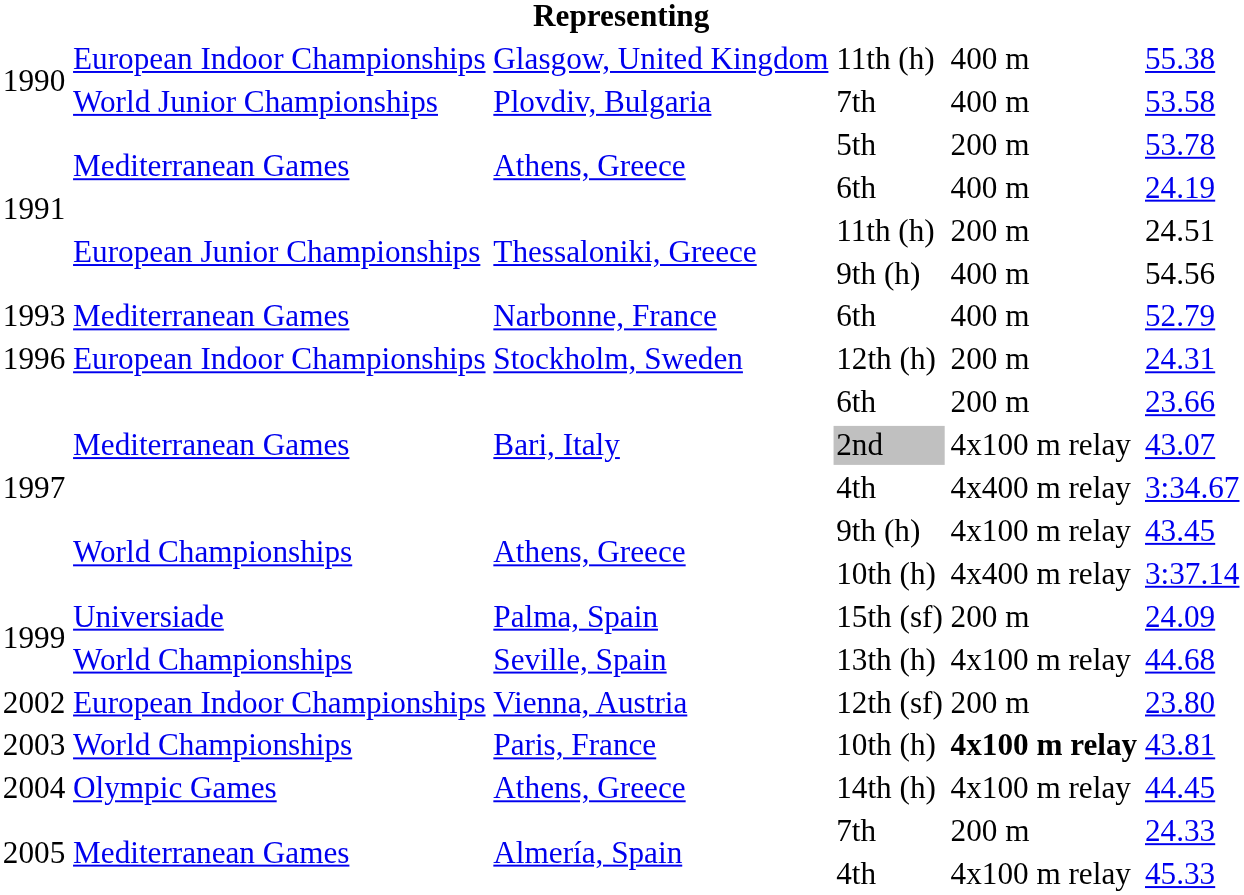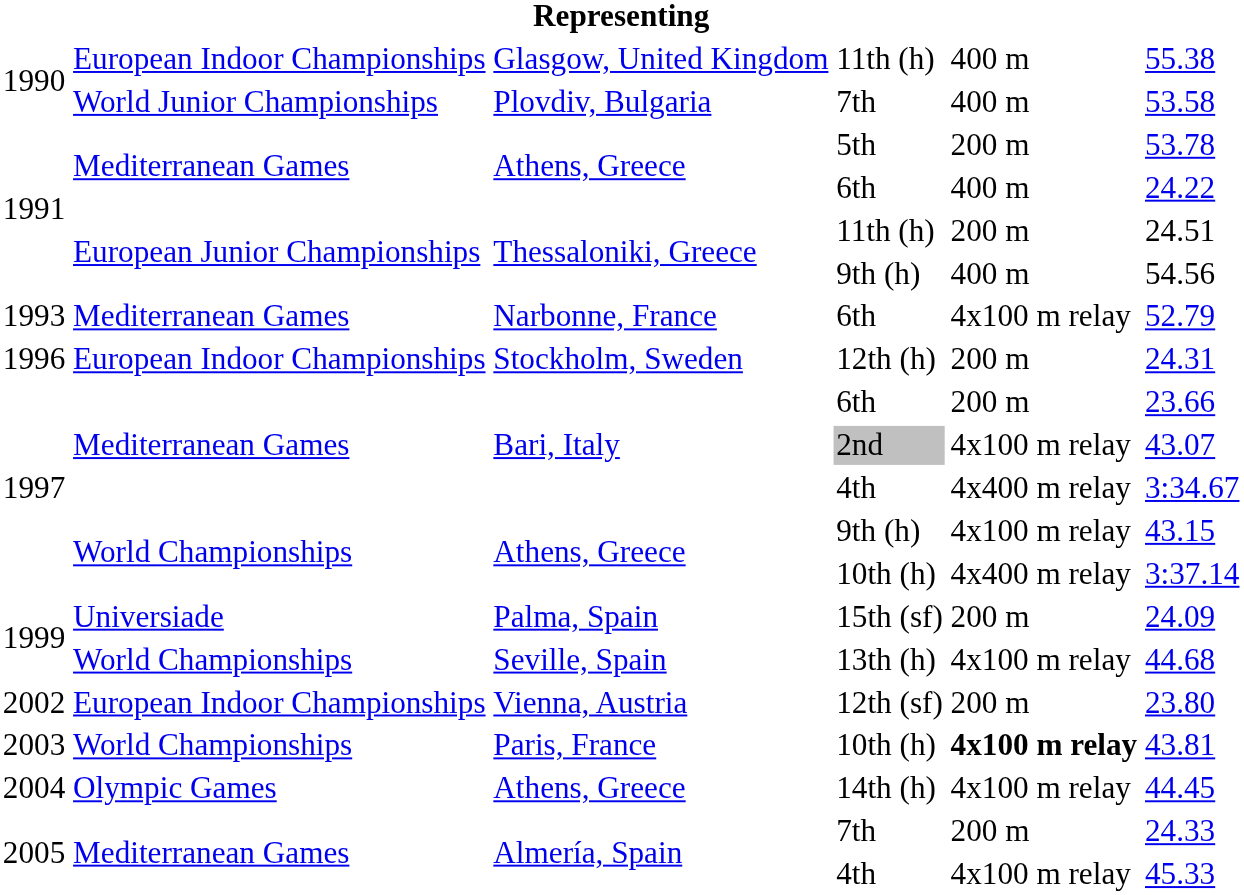(1180, 187) 24.19 -> (1180, 187) 24.22
(990, 316) 400 m -> (1041, 316) 4x100 m relay
(1180, 530) 43.45 -> (1180, 530) 43.15
